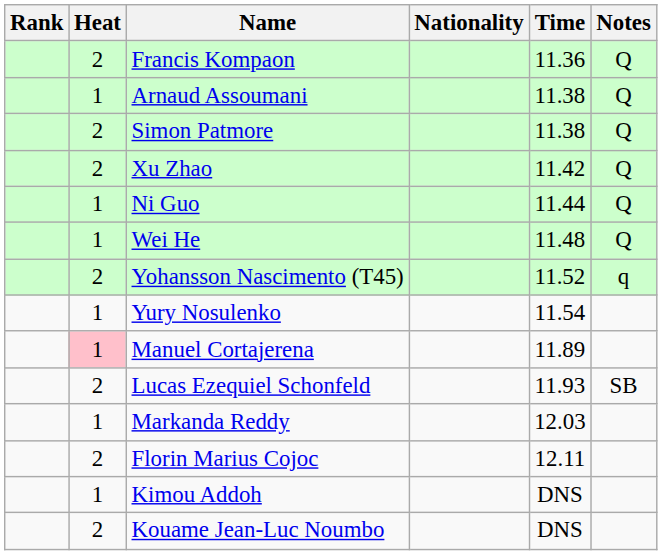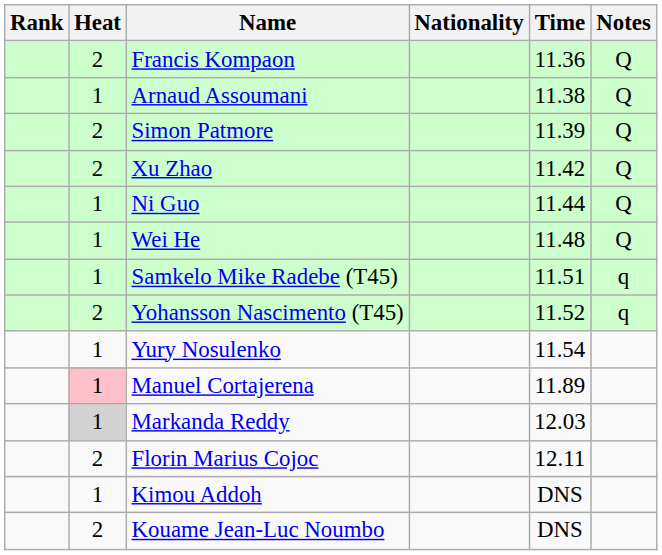(560, 131) 11.38 -> (560, 131) 11.39
+ row: (265, 276)
- row: (251, 385)
(97, 421) no background -> (97, 421) lightgrey background
